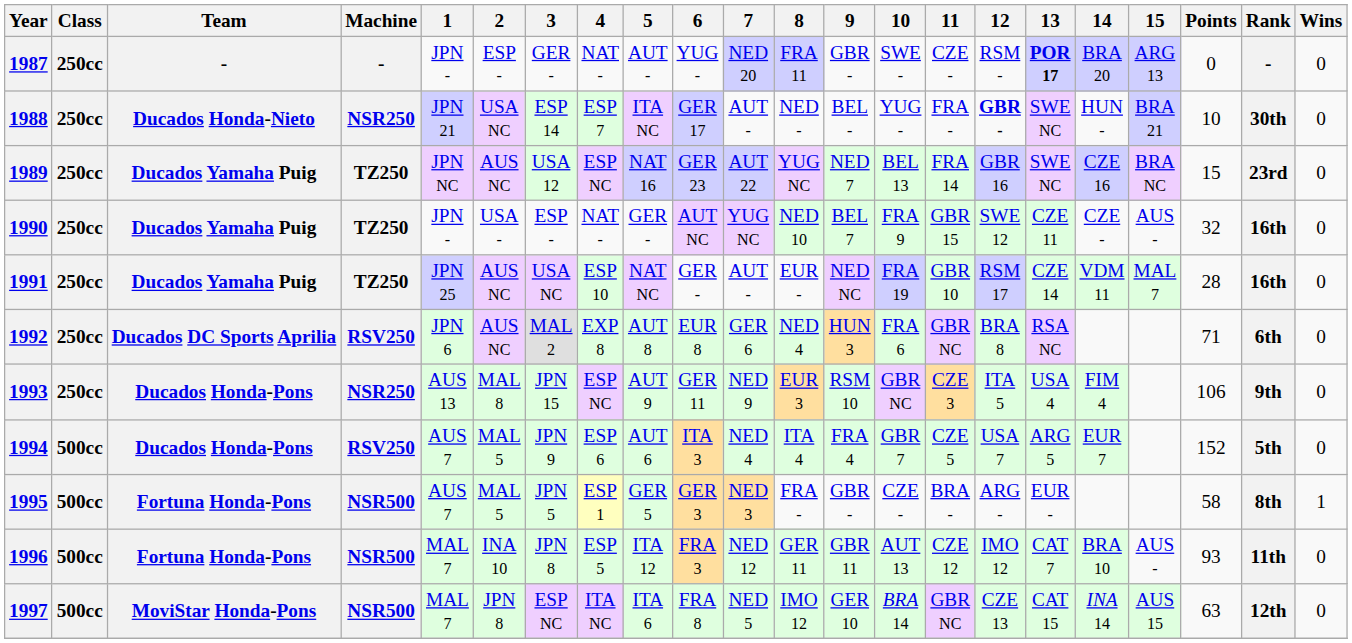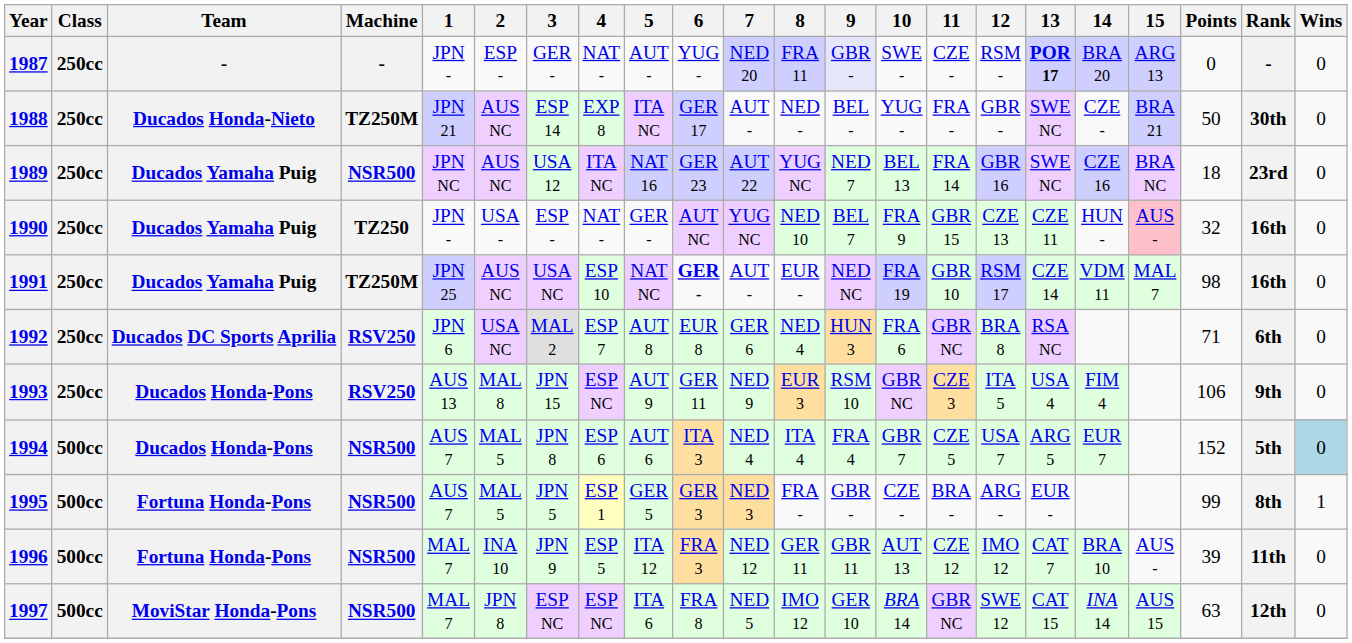(850, 63) no background -> (851, 63) lavender background
(381, 118) NSR250 -> (382, 118) TZ250M
(499, 118) USA NC -> (500, 118) AUS NC
(600, 118) ESP 7 -> (601, 118) EXP 8
(1000, 118) bold -> (1001, 118) normal
(1102, 118) HUN - -> (1102, 118) CZE -
(1211, 118) 10 -> (1211, 118) 50
(381, 173) TZ250 -> (382, 173) NSR500
(600, 173) ESP NC -> (601, 173) ITA NC
(1211, 173) 15 -> (1211, 173) 18
(1000, 227) SWE 12 -> (1001, 227) CZE 13
(1102, 227) CZE - -> (1102, 227) HUN -
(1155, 227) no background -> (1155, 227) pink background
(381, 282) TZ250 -> (382, 282) TZ250M
(697, 282) normal -> (699, 282) bold
(1211, 282) 28 -> (1211, 282) 98
(499, 337) AUS NC -> (500, 337) USA NC
(600, 337) EXP 8 -> (601, 337) ESP 7
(381, 391) NSR250 -> (382, 391) RSV250
(381, 446) RSV250 -> (382, 446) NSR500
(551, 446) JPN 9 -> (552, 446) JPN 8
(1321, 446) no background -> (1321, 446) lightblue background
(1211, 501) 58 -> (1211, 501) 99
(551, 556) JPN 8 -> (552, 556) JPN 9
(1211, 556) 93 -> (1211, 556) 39
(600, 610) ITA NC -> (601, 610) ESP NC
(1000, 610) CZE 13 -> (1001, 610) SWE 12
